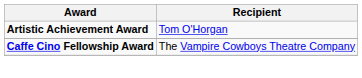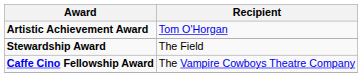+ row: (56, 47)
